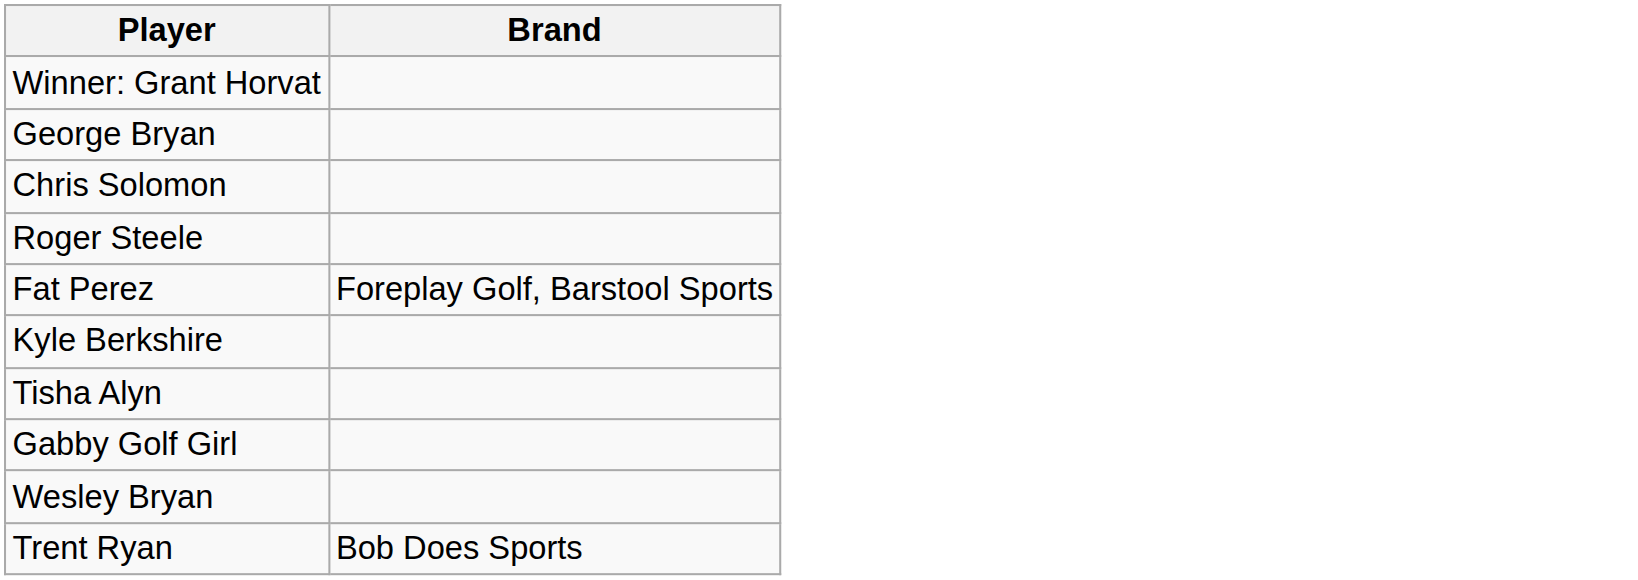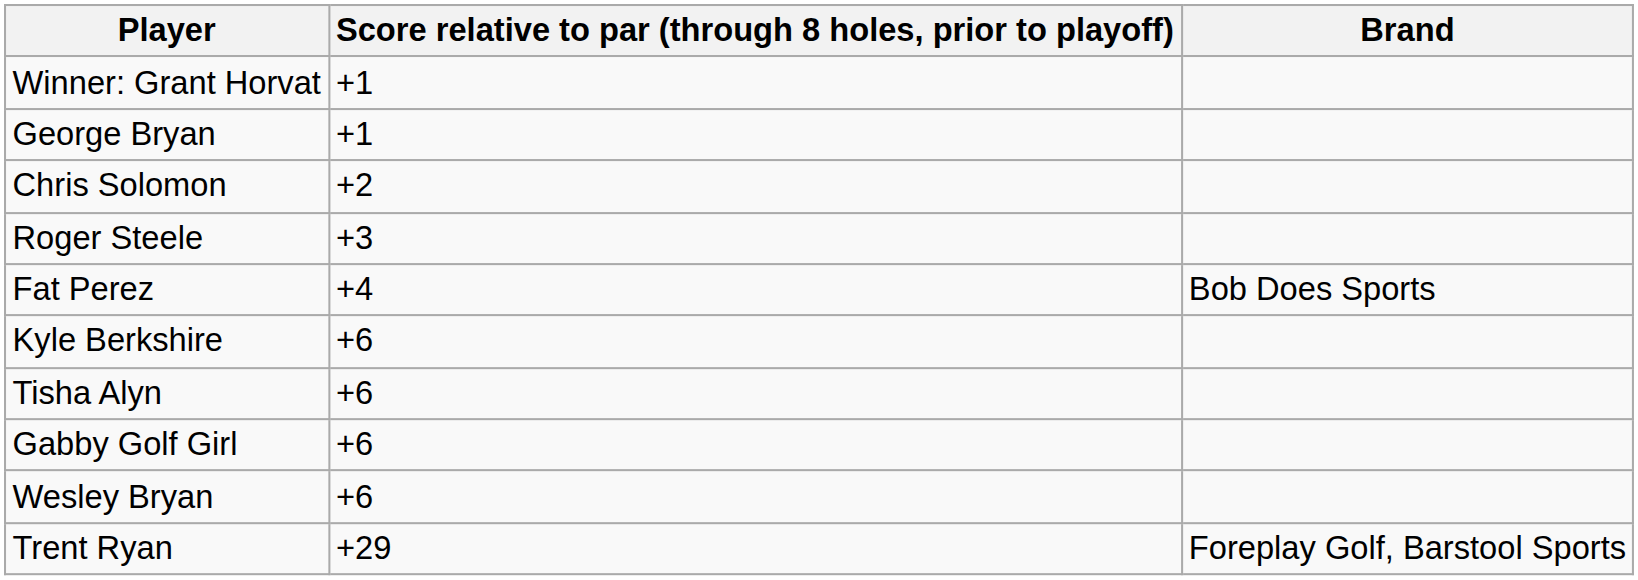+ column: (755, 30)
(555, 289) Foreplay Golf, Barstool Sports -> (1312, 289) Bob Does Sports
(459, 548) Bob Does Sports -> (1407, 548) Foreplay Golf, Barstool Sports
